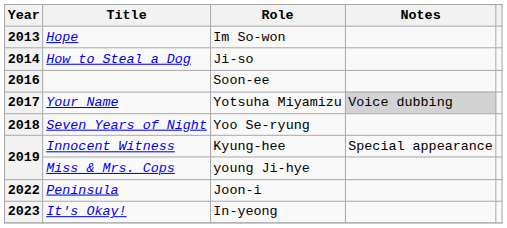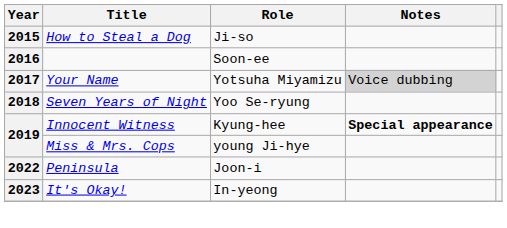- row: (62, 37)
(24, 59) 2014 -> (24, 37) 2015
(421, 146) normal -> (421, 125) bold
